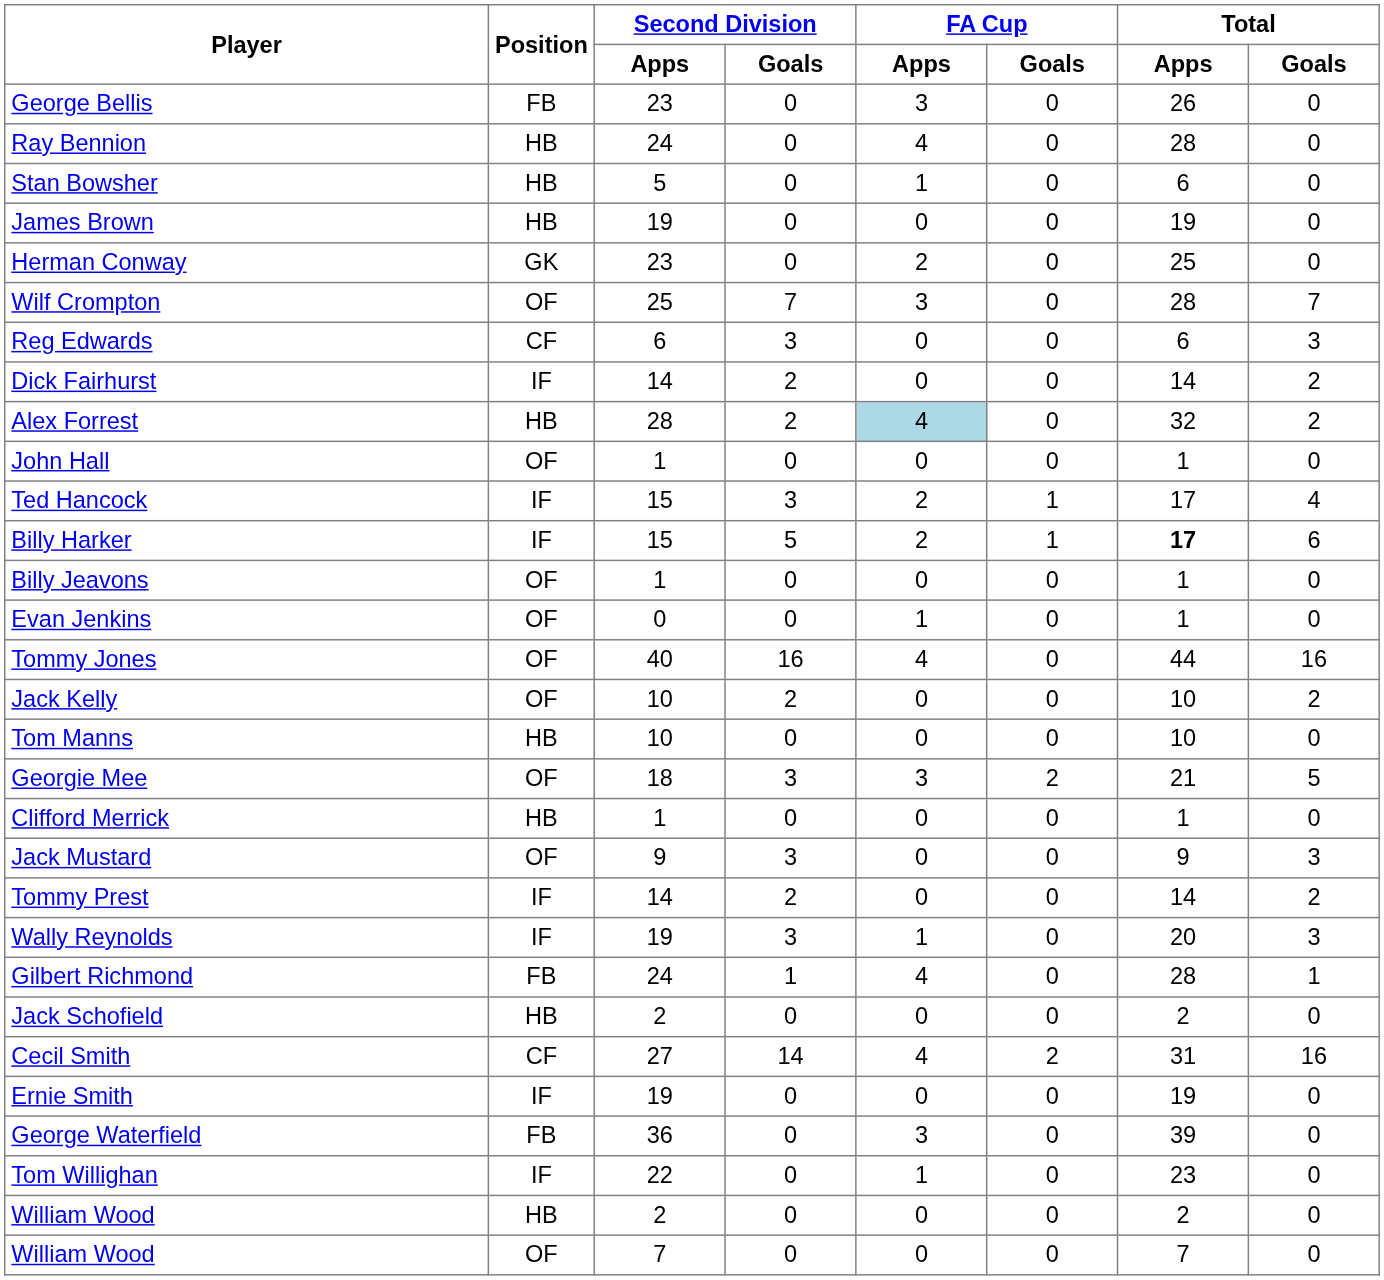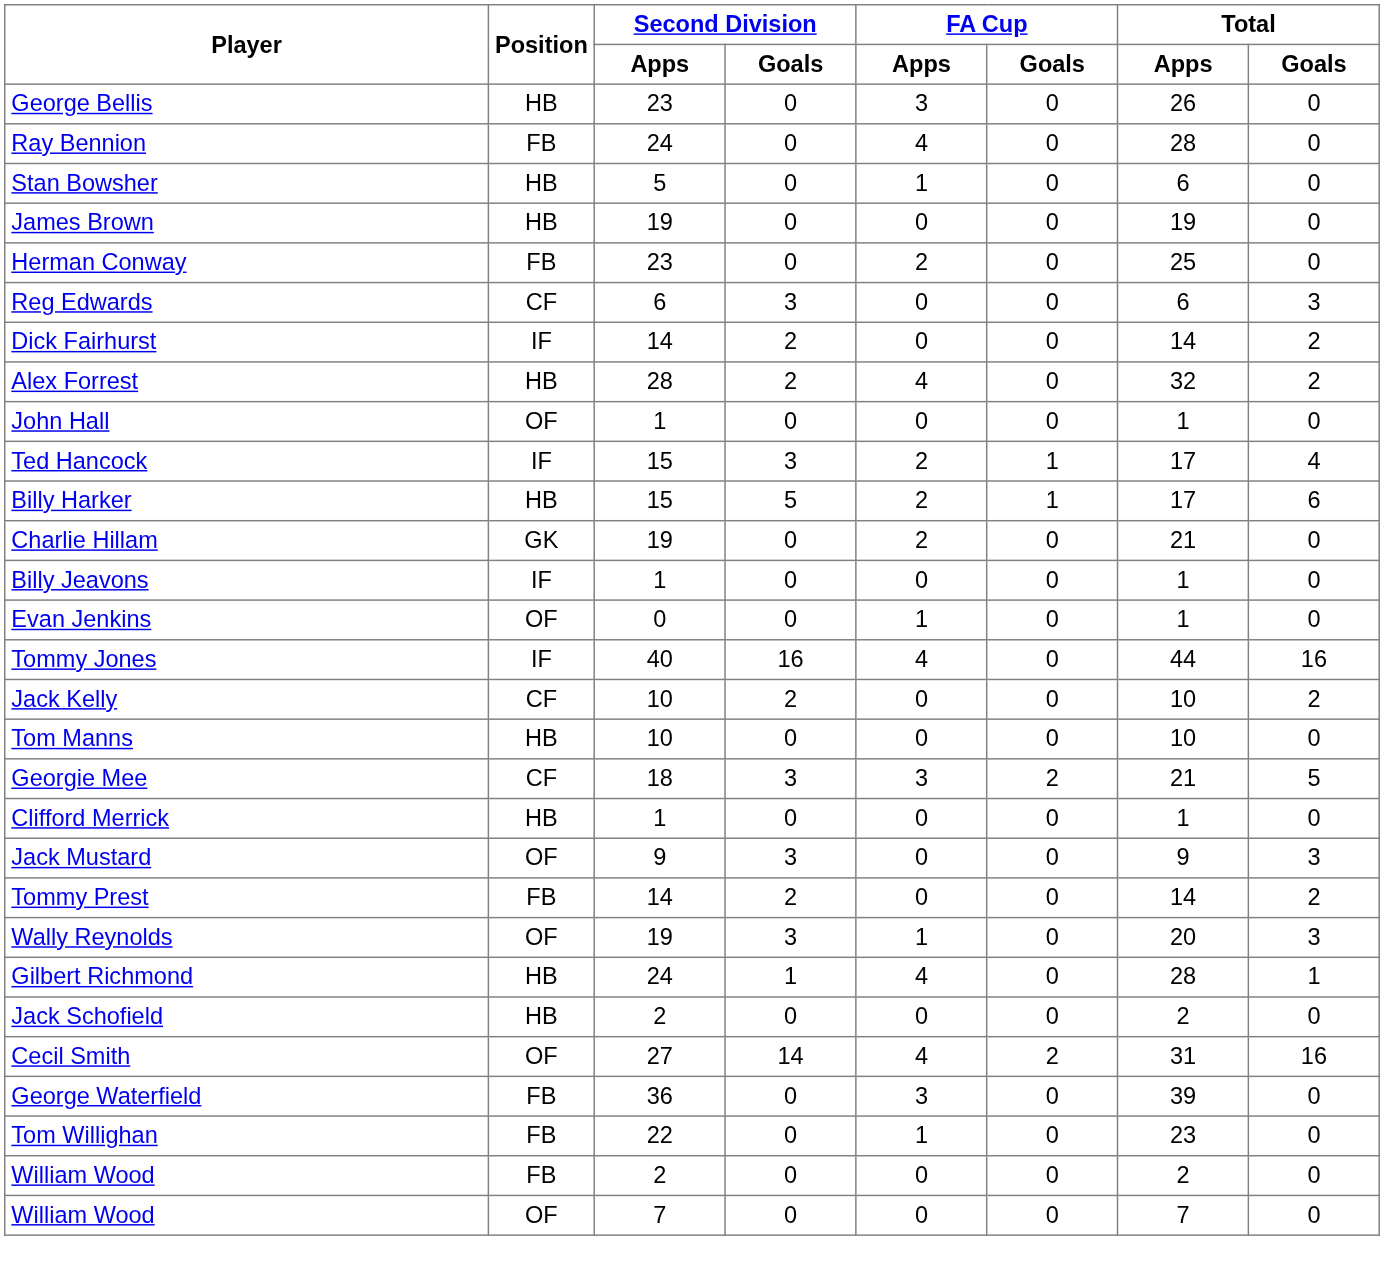(541, 103) FB -> (541, 103) HB
(541, 143) HB -> (541, 143) FB
(541, 262) GK -> (541, 262) FB
- row: (86, 302)
(921, 421) lightblue background -> (921, 381) no background
(541, 540) IF -> (541, 500) HB
(1183, 540) bold -> (1183, 500) normal
+ row: (85, 540)
(541, 580) OF -> (541, 580) IF
(541, 659) OF -> (541, 659) IF
(541, 699) OF -> (541, 699) CF
(541, 778) OF -> (541, 778) CF
(541, 897) IF -> (541, 897) FB
(541, 937) IF -> (541, 937) OF
(541, 976) FB -> (541, 976) HB
(541, 1056) CF -> (541, 1056) OF
- row: (72, 1095)
(541, 1175) IF -> (541, 1135) FB
(541, 1215) HB -> (541, 1175) FB
